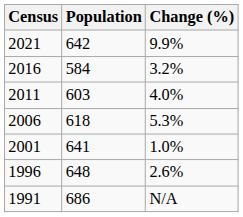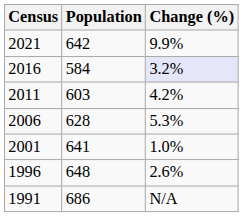(166, 69) no background -> (166, 69) lavender background
(166, 95) 4.0% -> (166, 95) 4.2%
(78, 120) 618 -> (78, 120) 628
